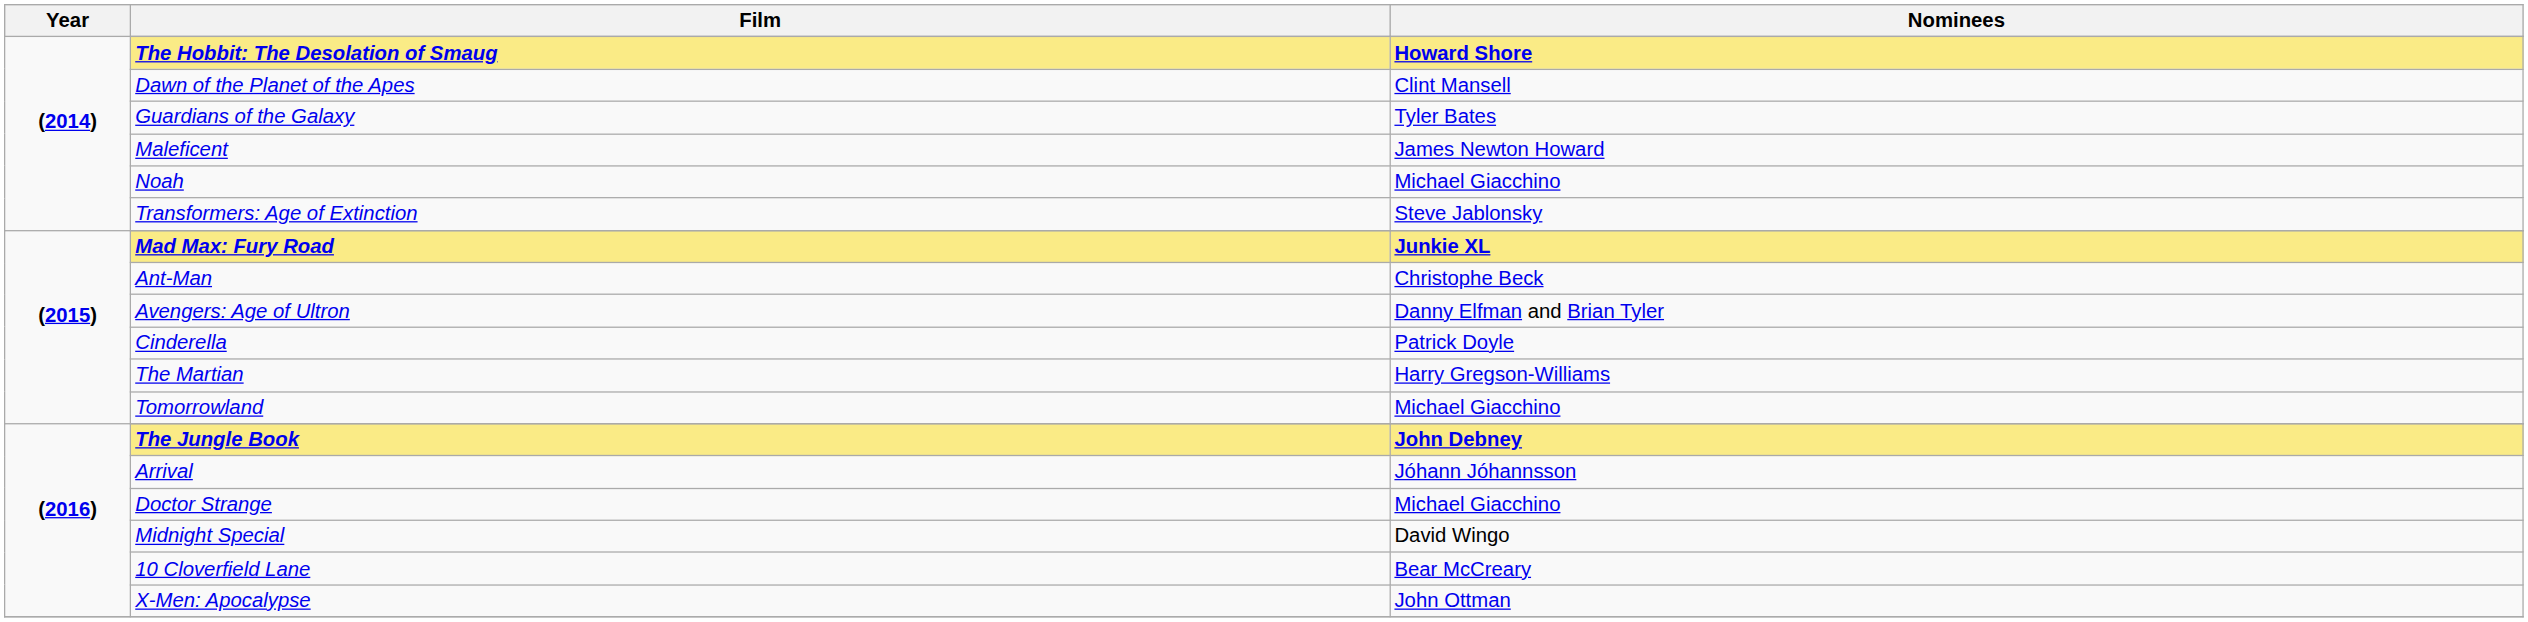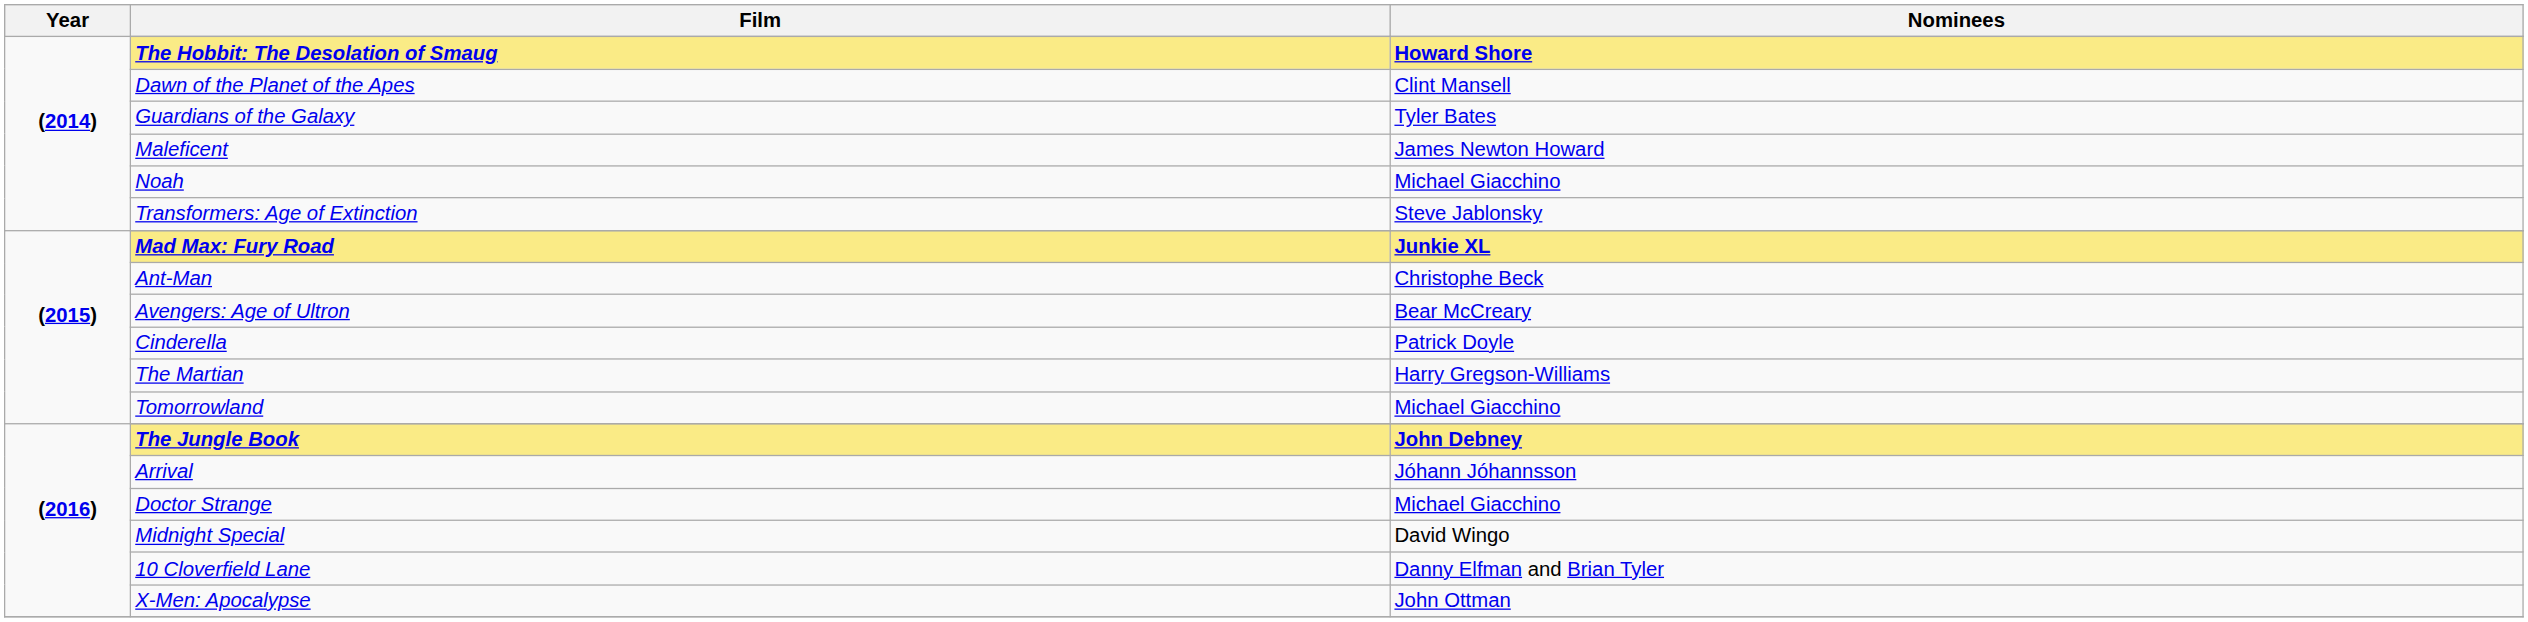(1529, 310) Danny Elfman and Brian Tyler -> (1463, 310) Bear McCreary
(1463, 568) Bear McCreary -> (1529, 568) Danny Elfman and Brian Tyler
